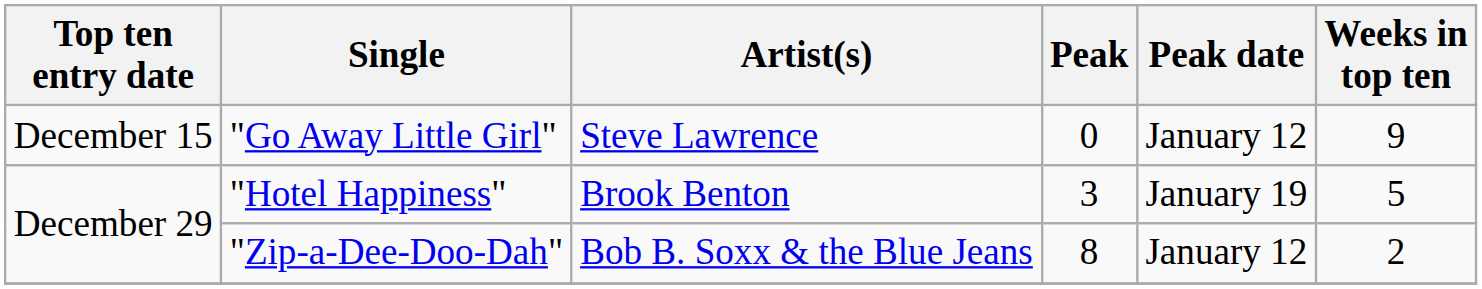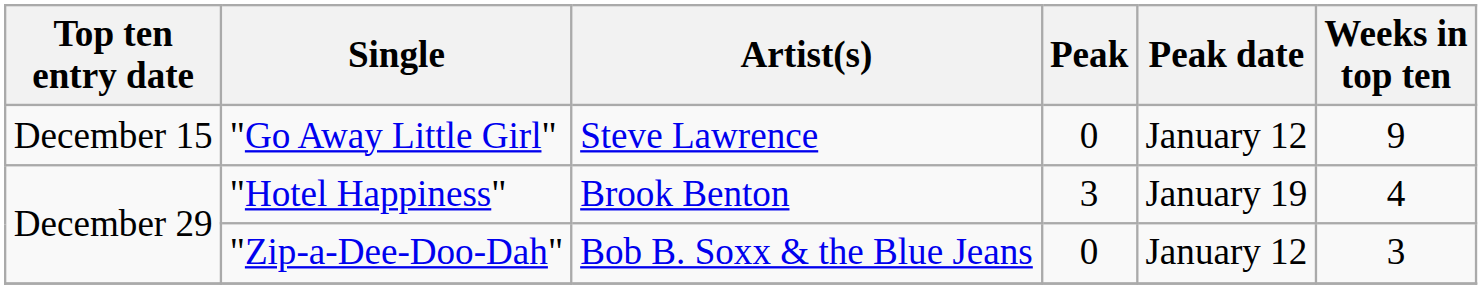(1396, 193) 5 -> (1396, 193) 4
(1089, 252) 8 -> (1089, 252) 0
(1396, 252) 2 -> (1396, 252) 3
